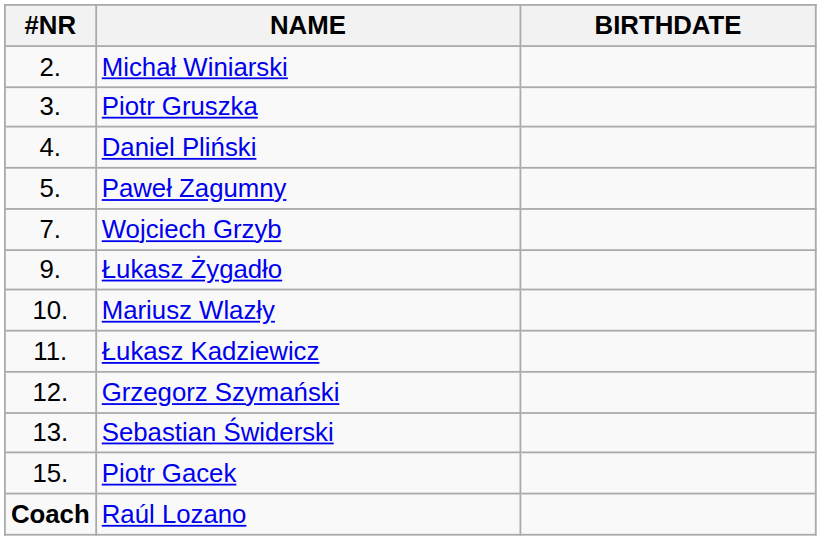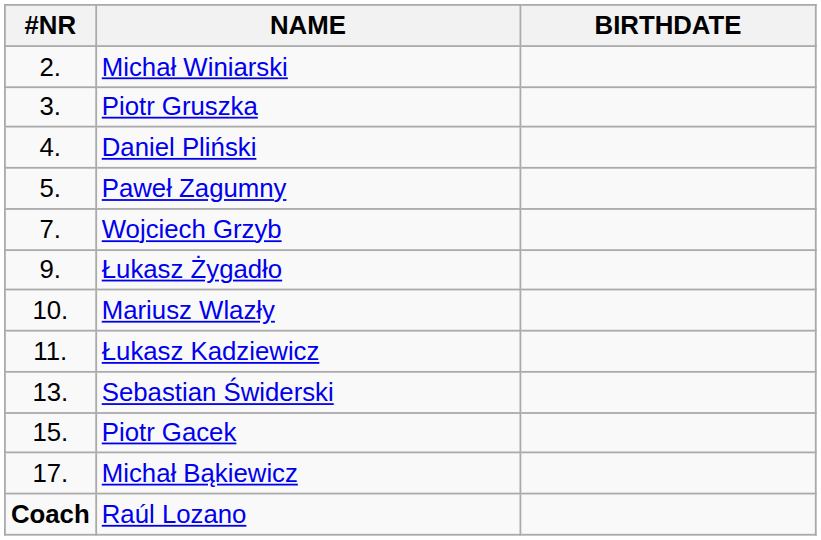- row: (221, 392)
+ row: (200, 474)
